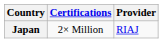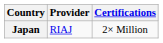columns swapped: (136, 12) <-> (81, 12)
